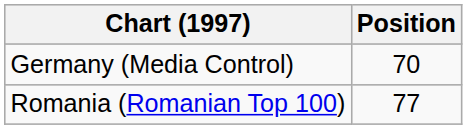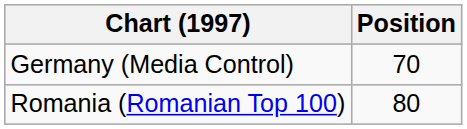(406, 104) 77 -> (406, 104) 80
